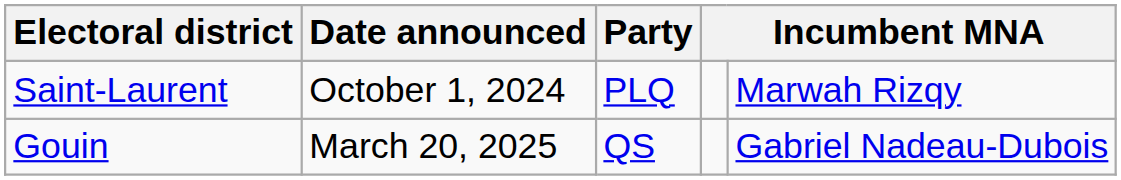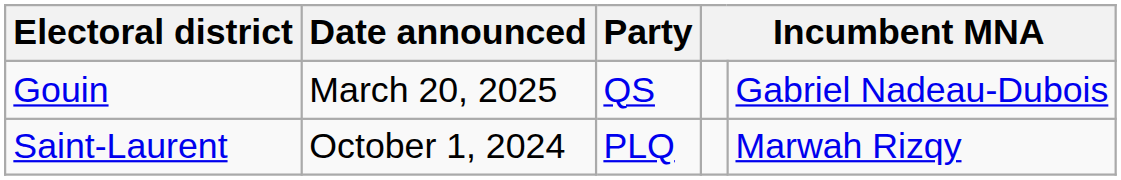rows swapped: (120, 89) <-> (61, 145)
